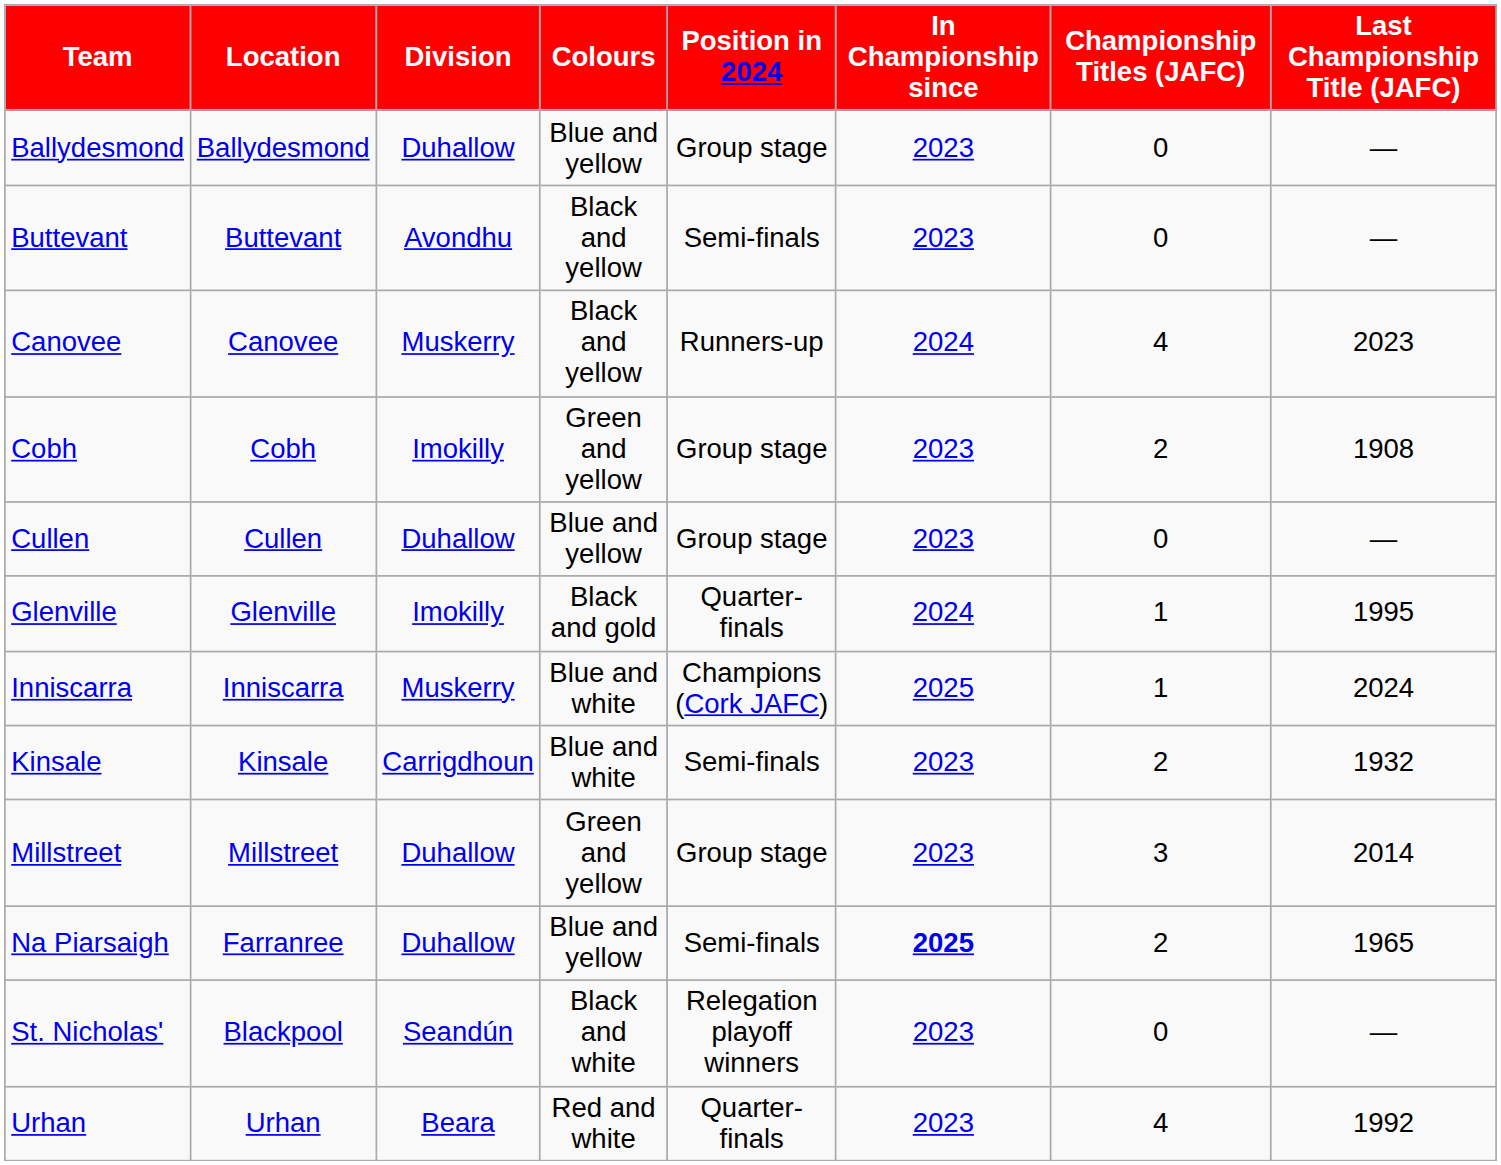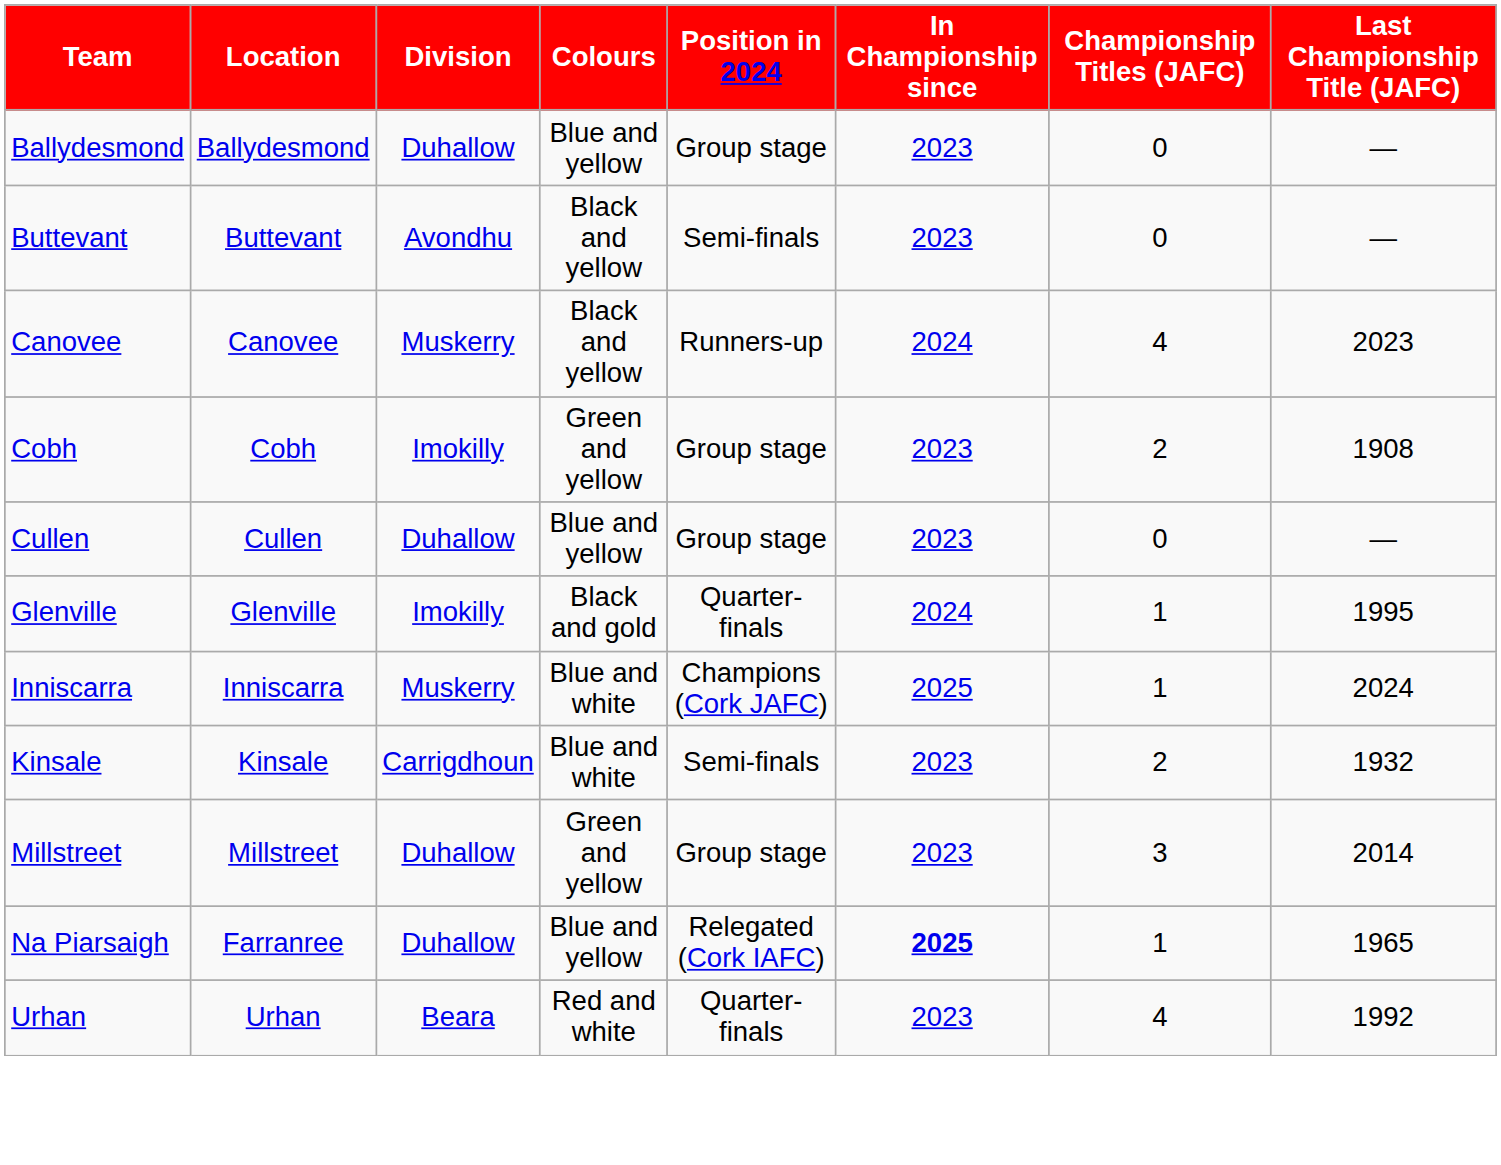(752, 942) Semi-finals -> (751, 942) Relegated (Cork IAFC)
(1161, 942) 2 -> (1160, 942) 1
- row: (87, 1032)
